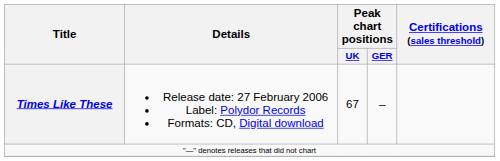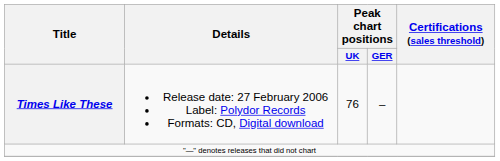(352, 104) 67 -> (352, 104) 76
